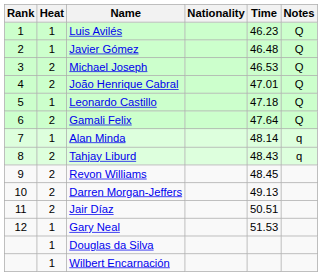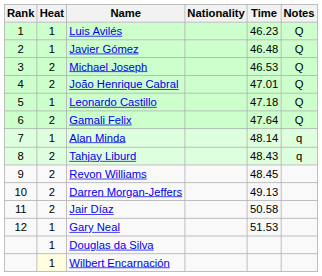(264, 209) 50.51 -> (264, 209) 50.58
(52, 263) no background -> (52, 263) lightyellow background
